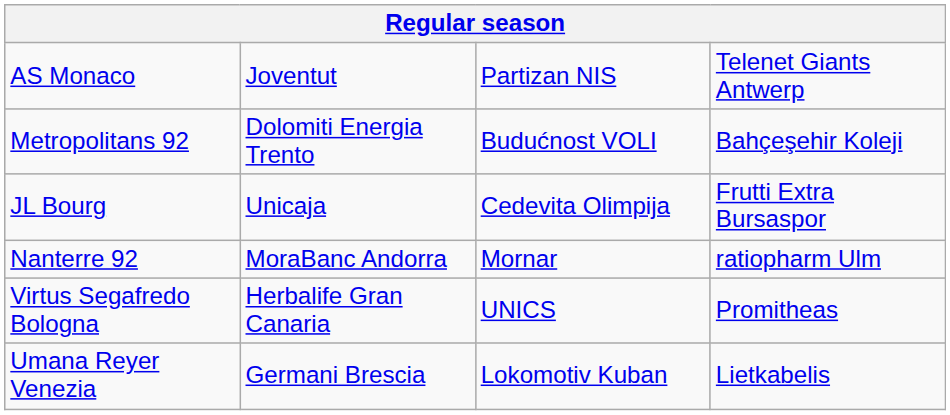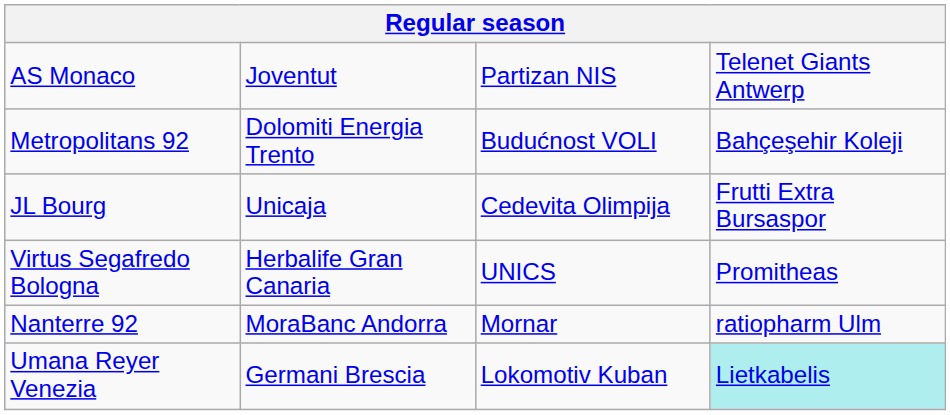rows swapped: (74, 258) <-> (100, 310)
(773, 375) no background -> (773, 375) paleturquoise background
